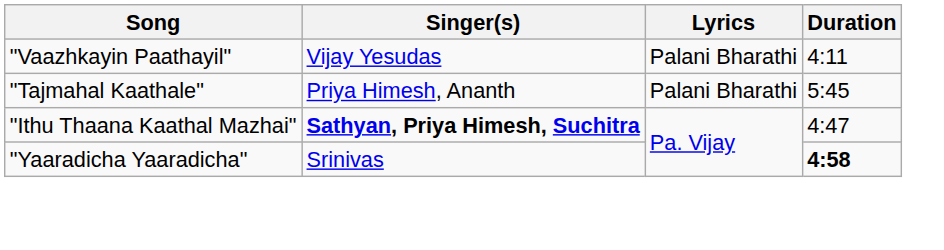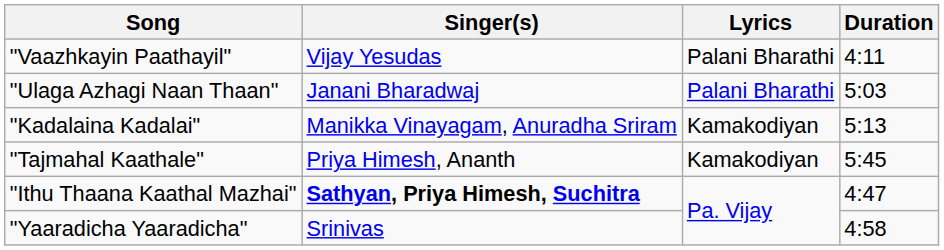+ row: (144, 91)
+ row: (105, 125)
(723, 91) Palani Bharathi -> (753, 160) Kamakodiyan
(829, 160) bold -> (865, 229) normal
